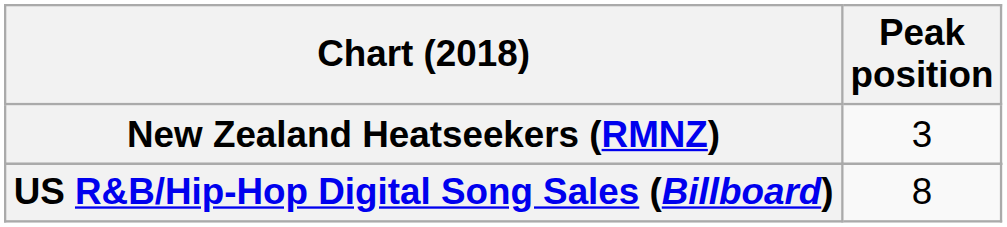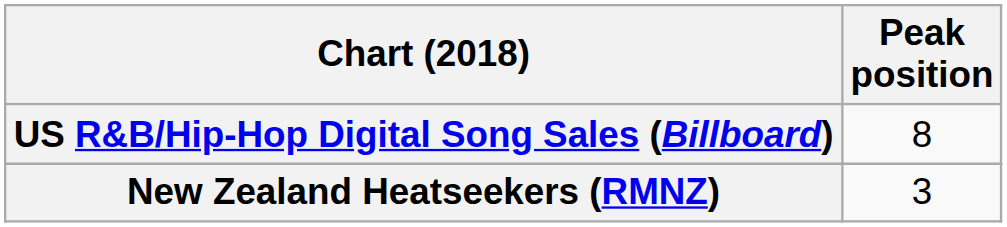rows swapped: (424, 133) <-> (424, 191)
